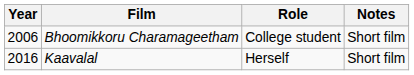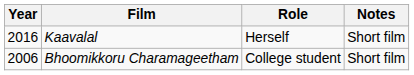rows swapped: (142, 37) <-> (71, 59)
